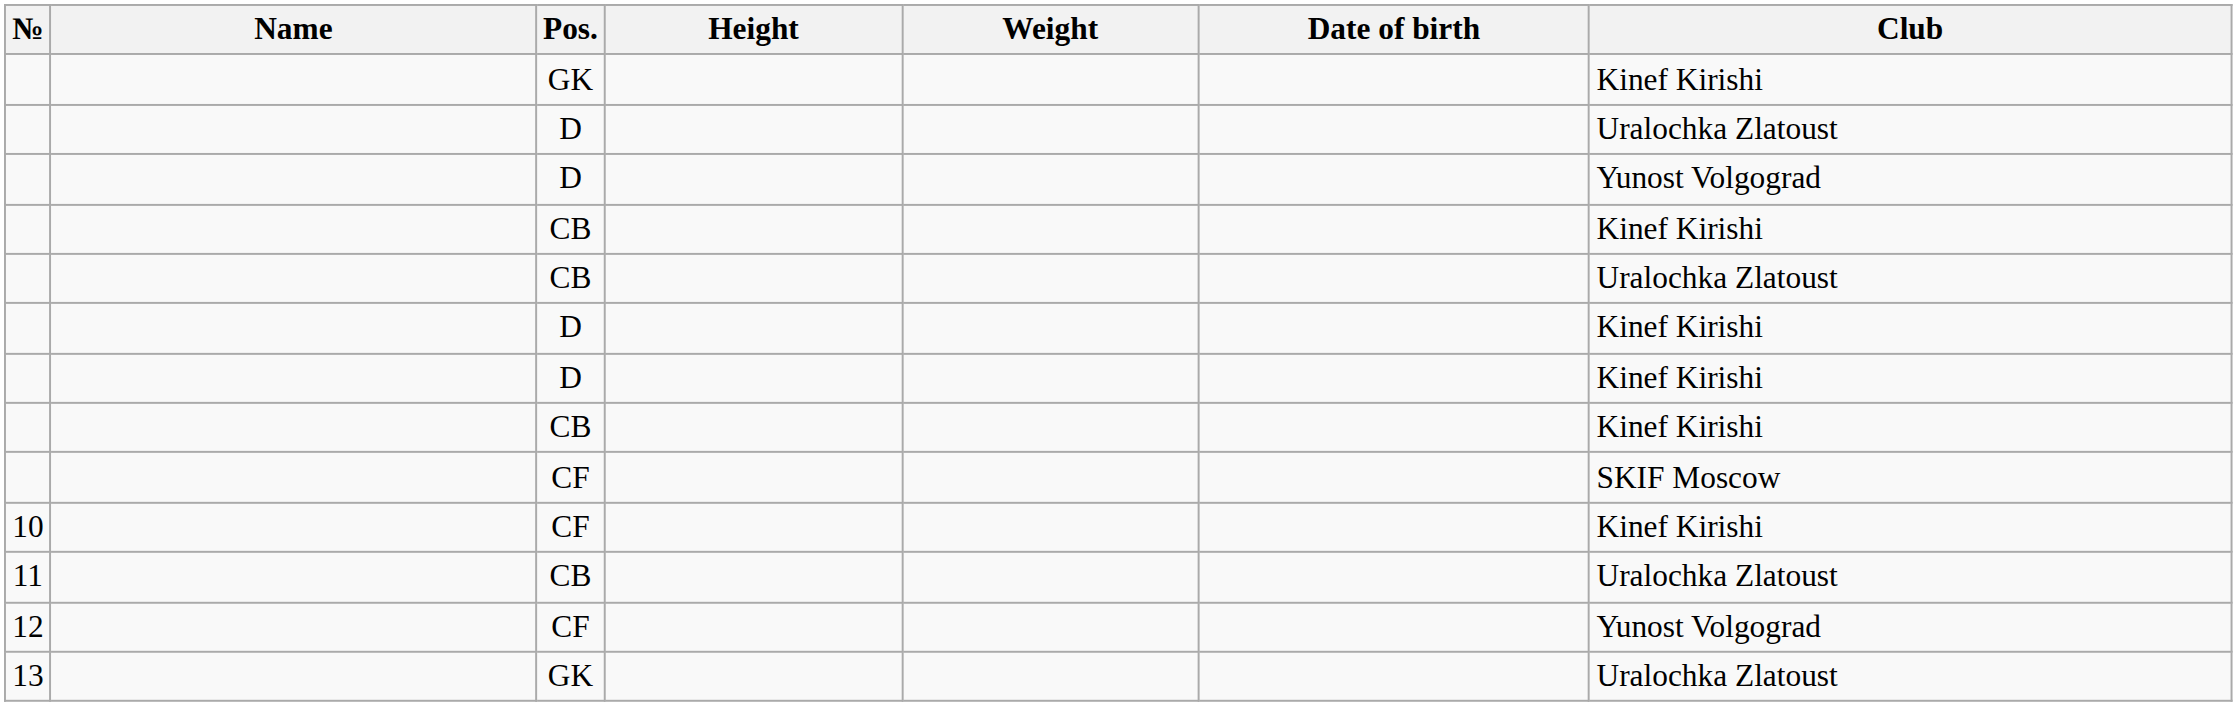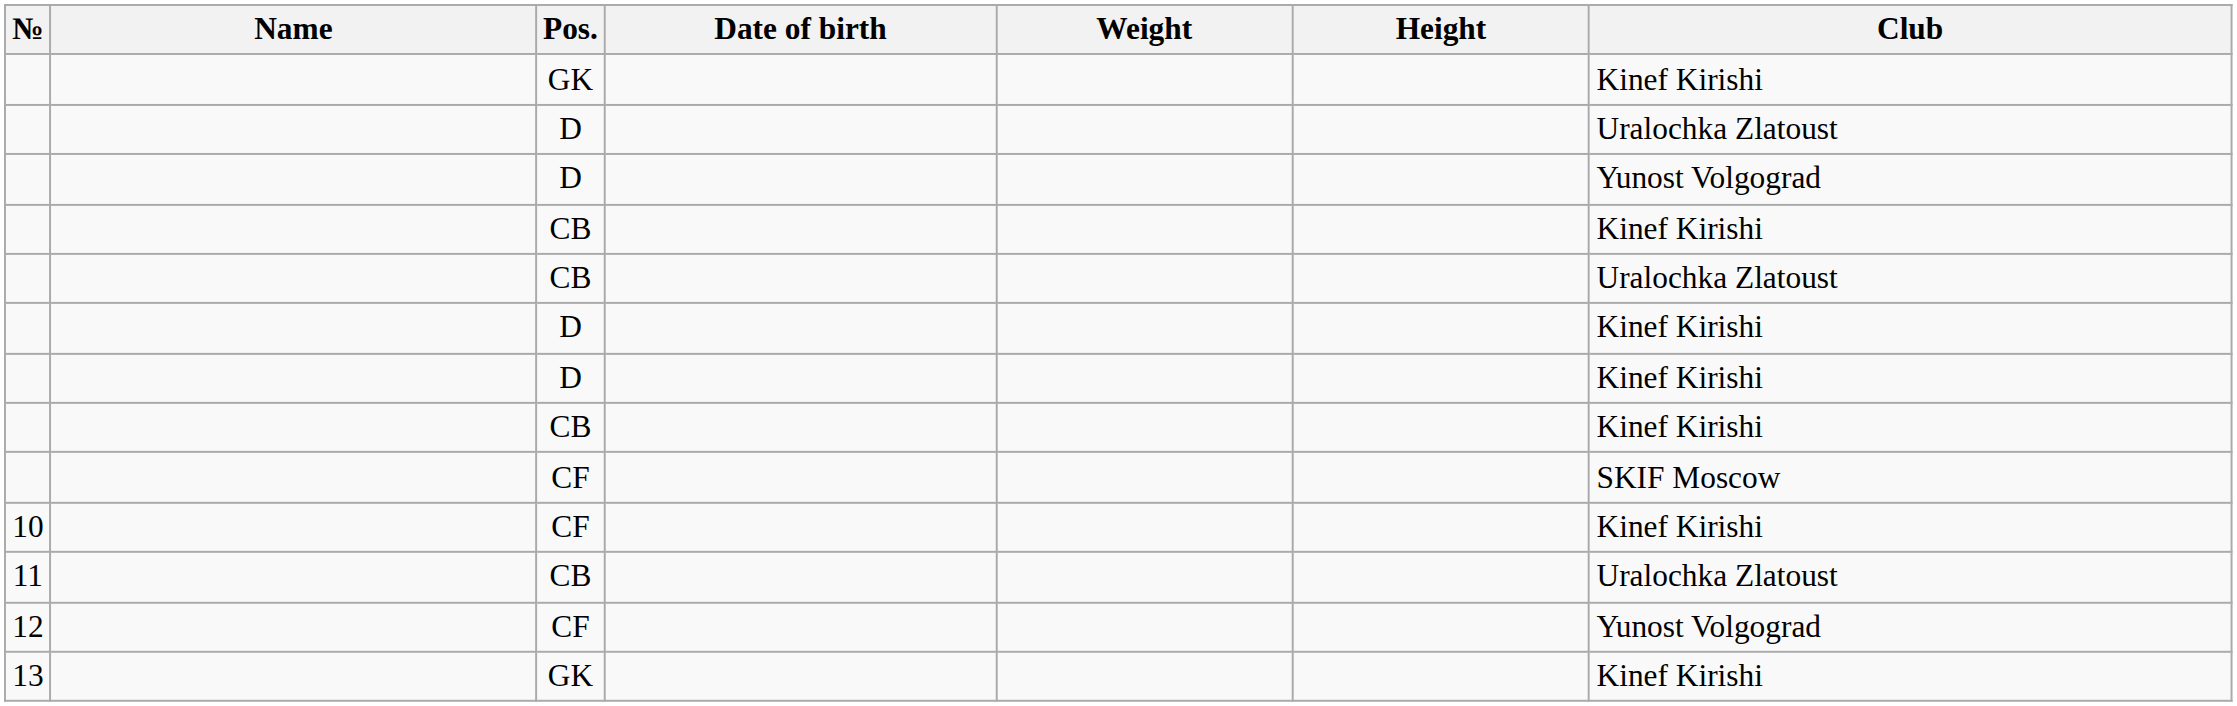columns swapped: (753, 29) <-> (1394, 29)
(1717, 675) Uralochka Zlatoust -> (1680, 675) Kinef Kirishi
